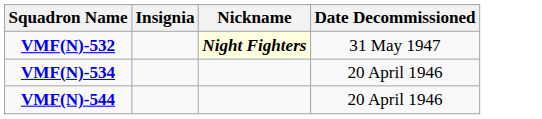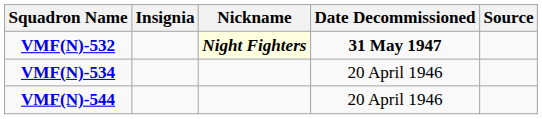+ column: (509, 18)
(395, 45) normal -> (395, 45) bold
